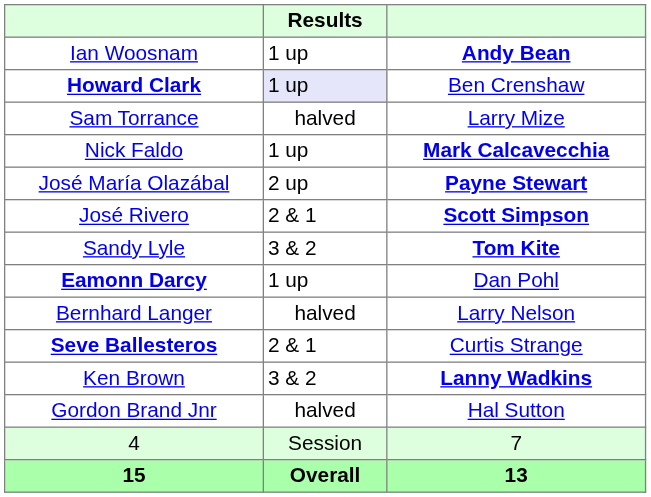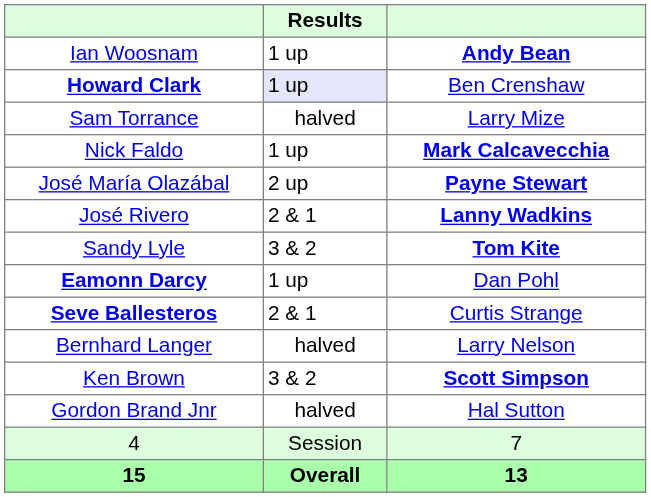(516, 215) Scott Simpson -> (516, 215) Lanny Wadkins
rows swapped: (134, 313) <-> (134, 345)
(516, 378) Lanny Wadkins -> (516, 378) Scott Simpson
